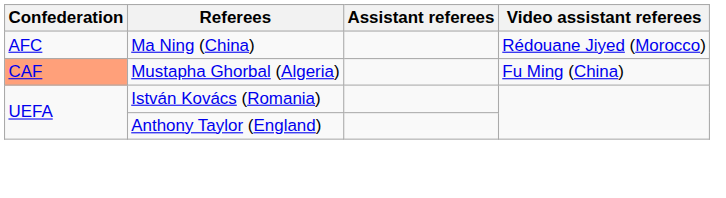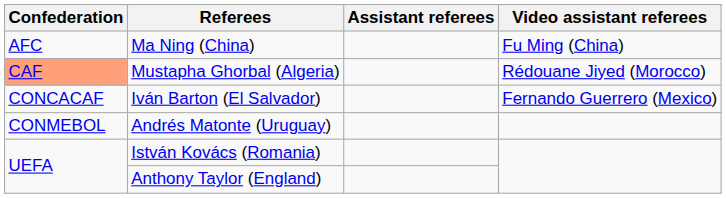(604, 44) Rédouane Jiyed (Morocco) -> (563, 44) Fu Ming (China)
(563, 71) Fu Ming (China) -> (604, 71) Rédouane Jiyed (Morocco)
+ row: (226, 98)
+ row: (231, 125)
